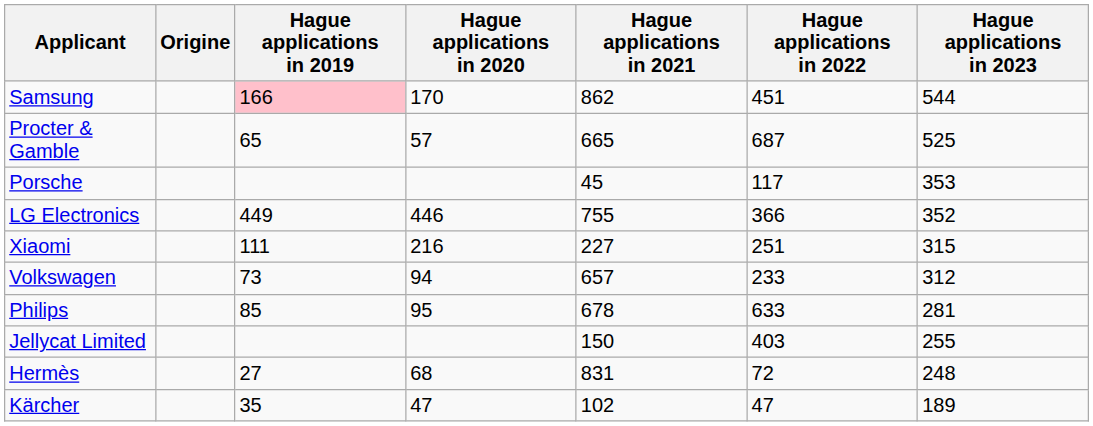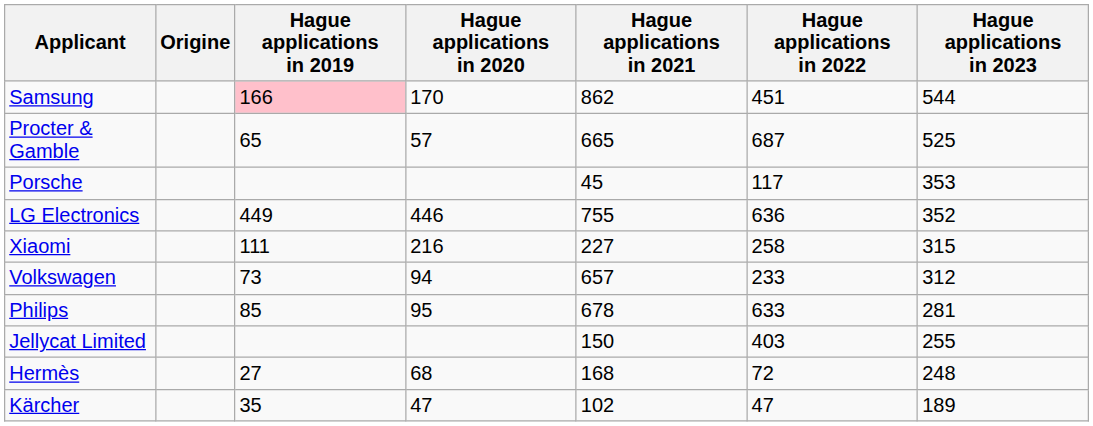(768, 214) 366 -> (768, 214) 636
(768, 246) 251 -> (768, 246) 258
(598, 373) 831 -> (598, 373) 168
